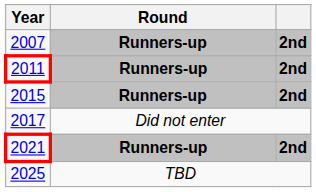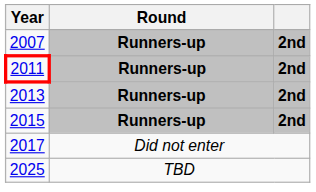+ row: (27, 96)
- row: (28, 148)
